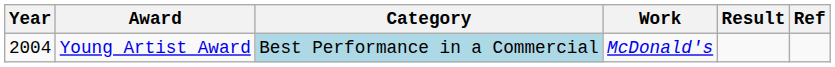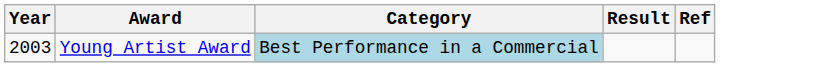- column: (660, 19)
(30, 48) 2004 -> (30, 48) 2003
